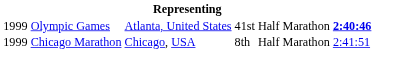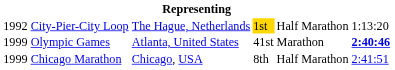+ row: (80, 25)
(294, 25) Half Marathon -> (300, 42) Marathon
